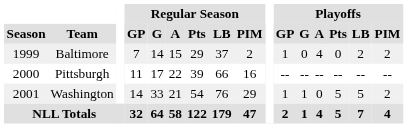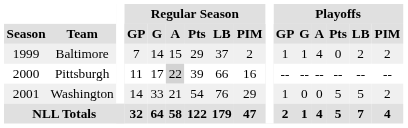(304, 53) 0 -> (304, 53) 1
(175, 73) no background -> (175, 73) lightgrey background
(304, 93) 1 -> (304, 93) 0
